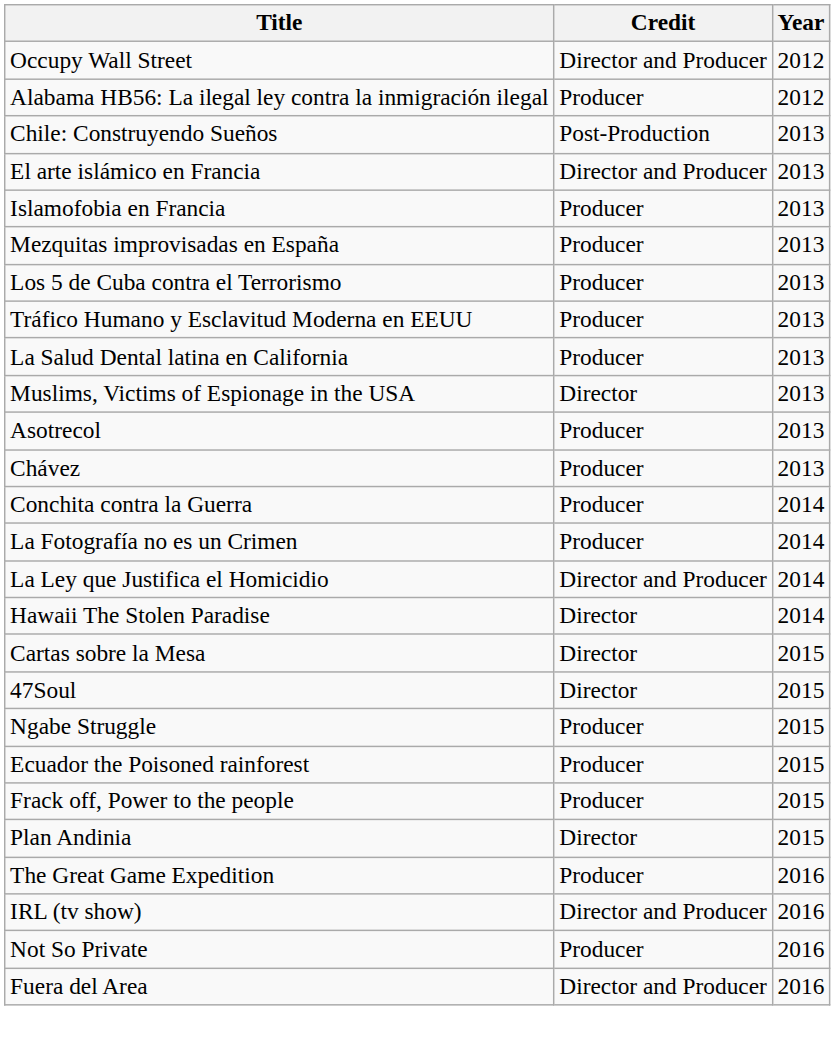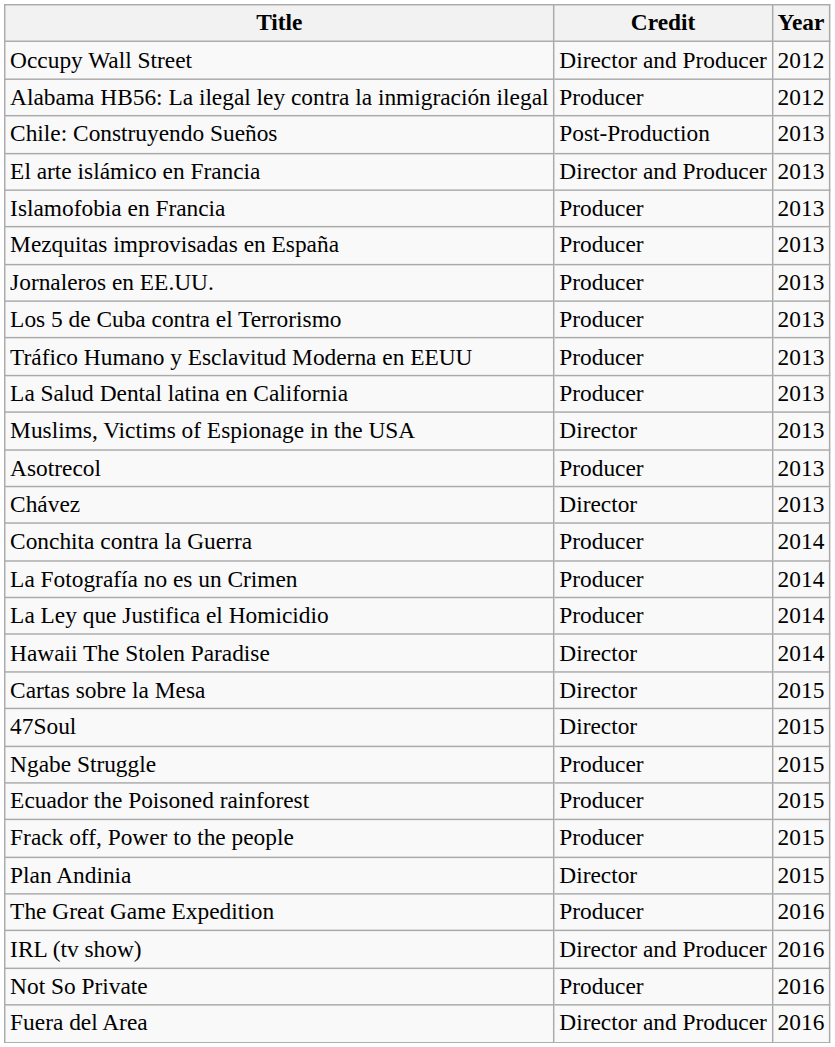+ row: (112, 282)
(601, 467) Producer -> (598, 504) Director
(663, 578) Director and Producer -> (601, 615) Producer
